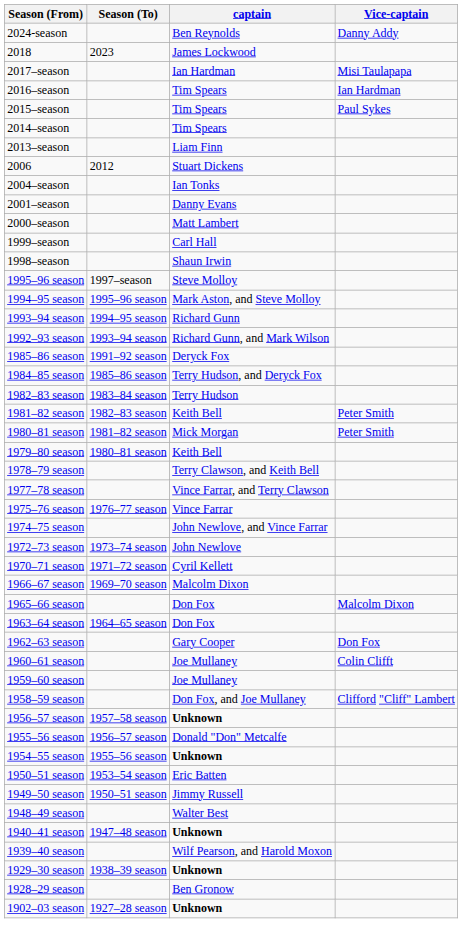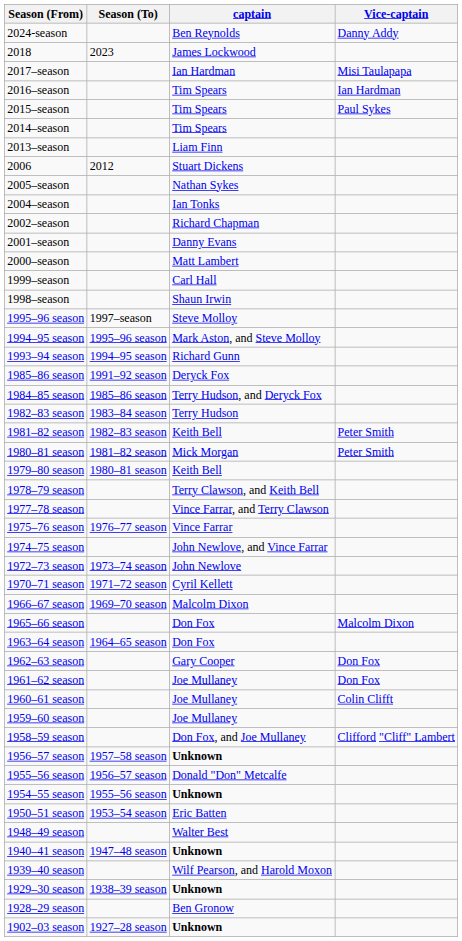+ row: (38, 185)
+ row: (38, 223)
- row: (46, 337)
+ row: (46, 680)
- row: (46, 794)
